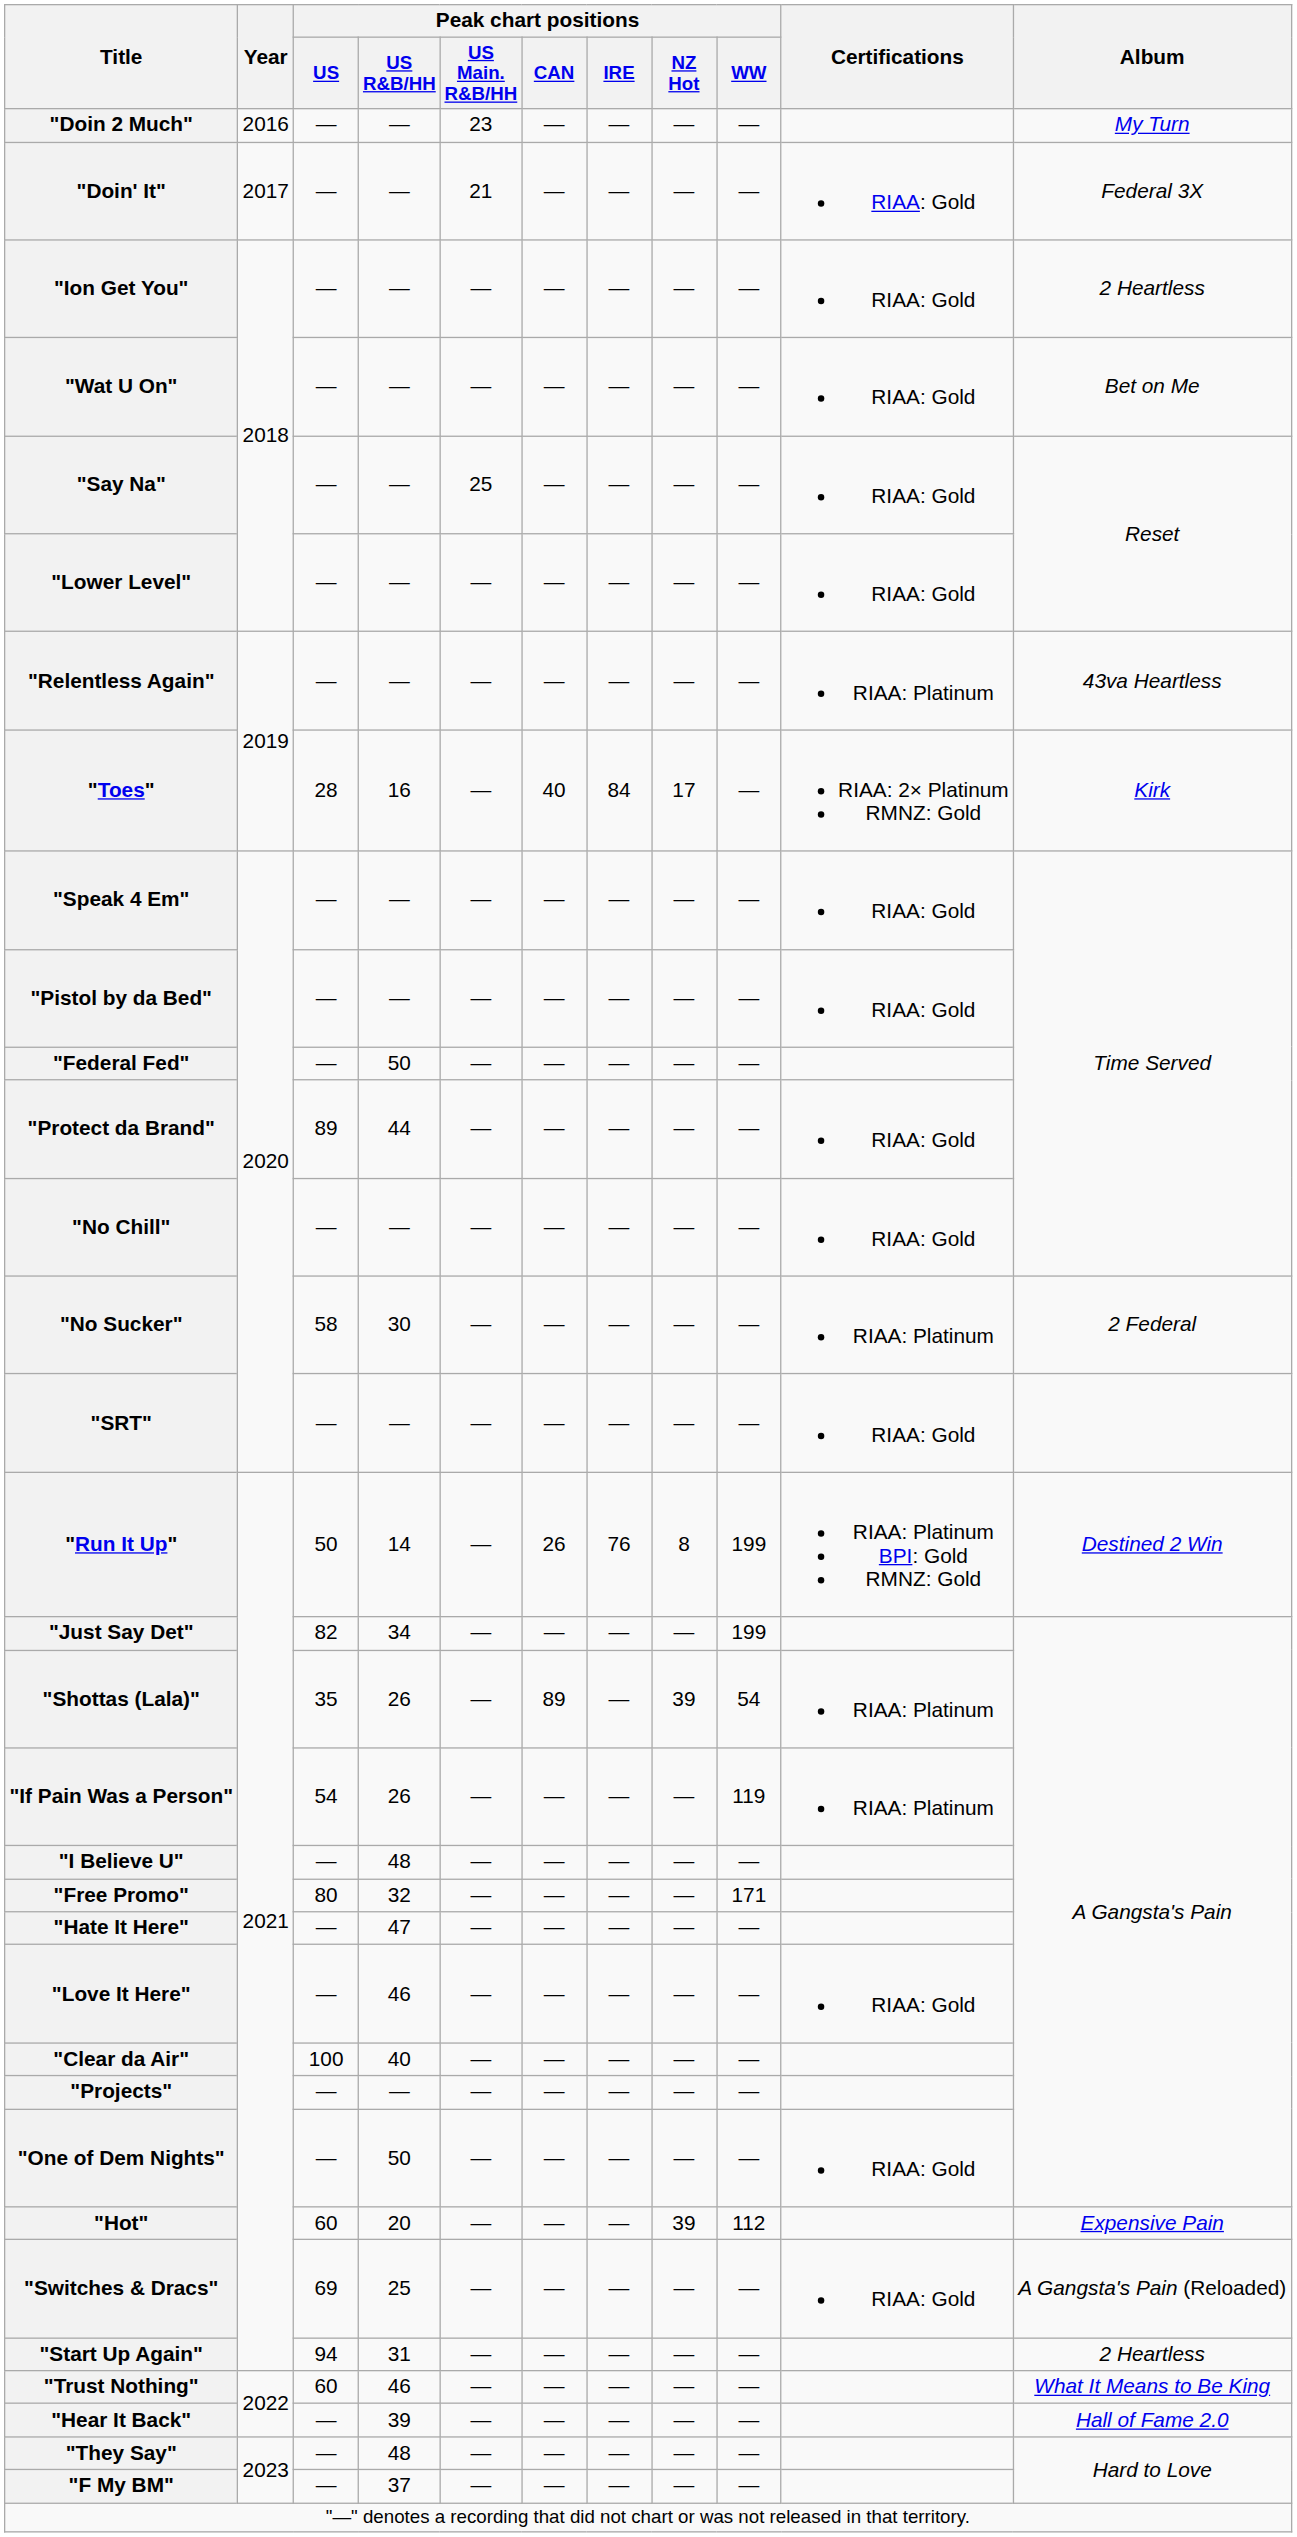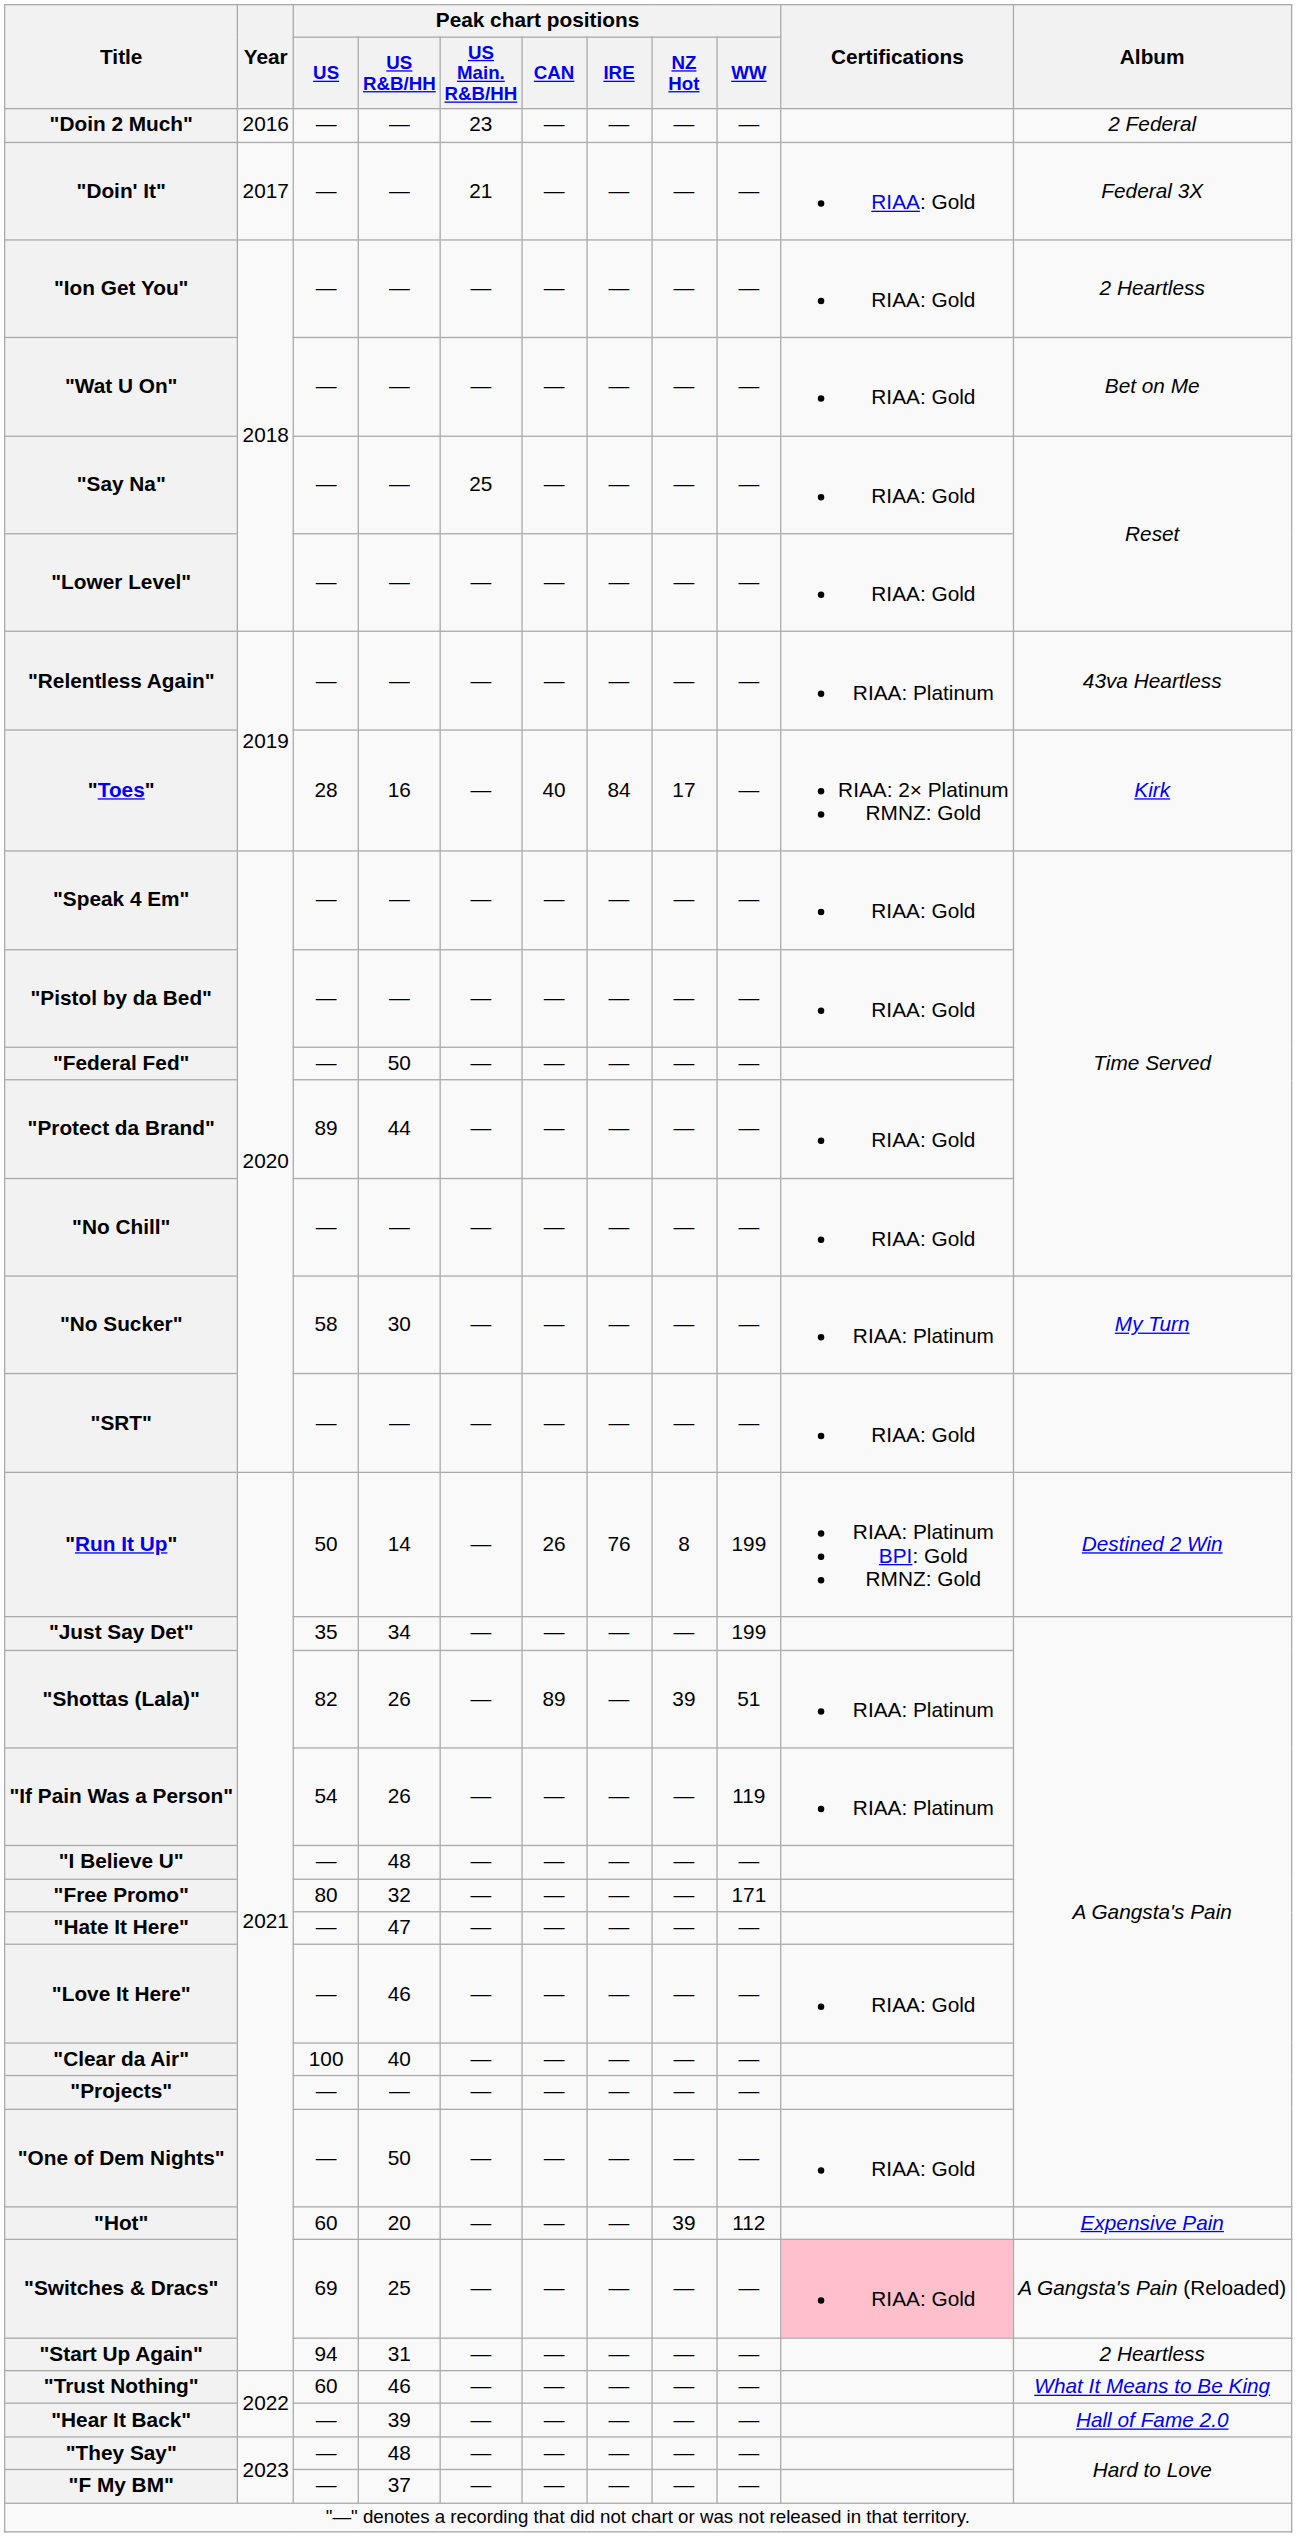(1152, 125) My Turn -> (1152, 125) 2 Federal
(1152, 1324) 2 Federal -> (1152, 1324) My Turn
(326, 1633) 82 -> (326, 1633) 35
(326, 1698) 35 -> (326, 1698) 82
(749, 1698) 54 -> (749, 1698) 51
(897, 2300) no background -> (897, 2300) pink background
